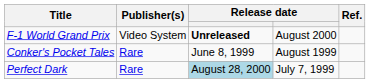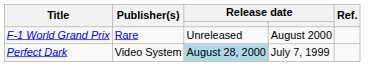(153, 35) Video System -> (126, 35) Rare
(221, 35) bold -> (214, 35) normal
- row: (61, 52)
(131, 69) Rare -> (148, 52) Video System
